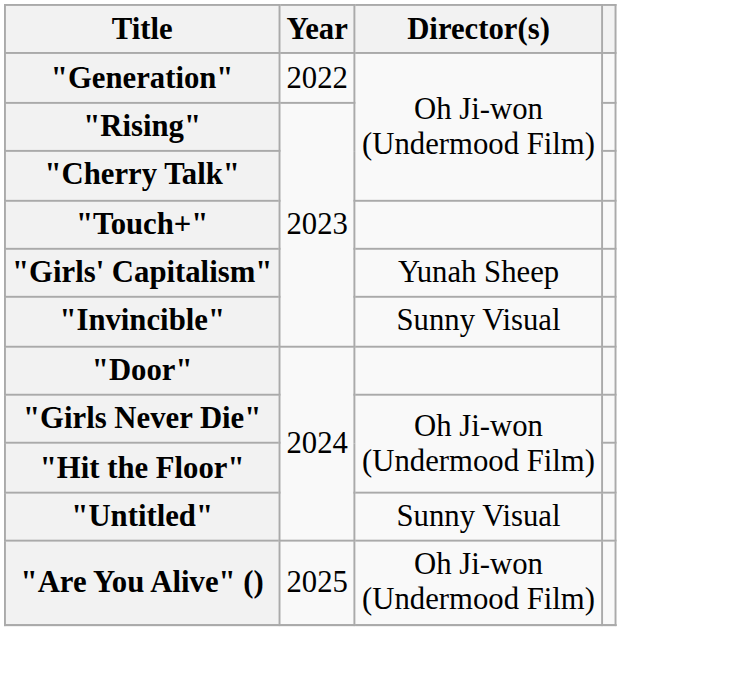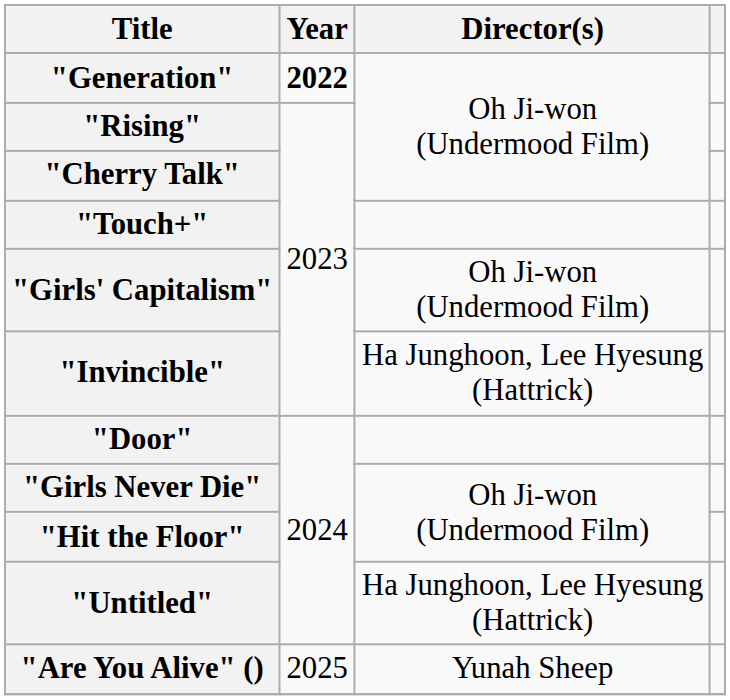(317, 77) normal -> (317, 77) bold
(479, 272) Yunah Sheep -> (533, 289) Oh Ji-won (Undermood Film)
(479, 321) Sunny Visual -> (533, 373) Ha Junghoon, Lee Hyesung (Hattrick)
(479, 516) Sunny Visual -> (533, 602) Ha Junghoon, Lee Hyesung (Hattrick)
(479, 582) Oh Ji-won (Undermood Film) -> (533, 668) Yunah Sheep
